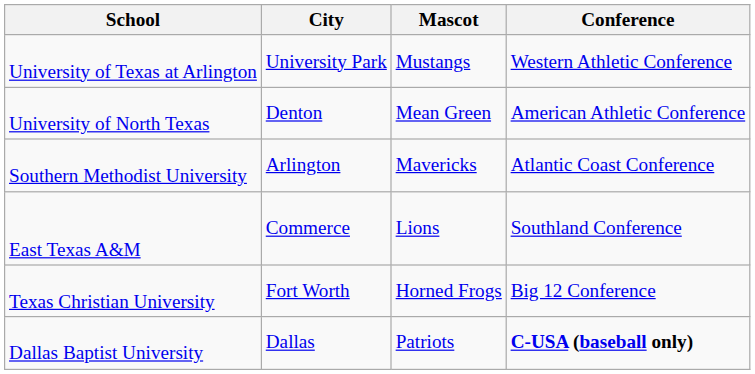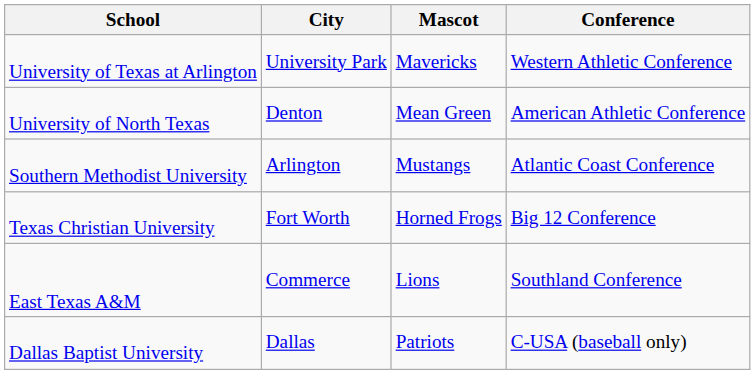(433, 60) Mustangs -> (436, 60) Mavericks
(436, 165) Mavericks -> (433, 165) Mustangs
rows swapped: (112, 301) <-> (75, 249)
(602, 342) bold -> (599, 342) normal
